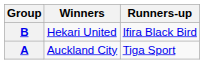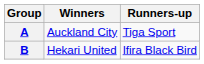rows swapped: (24, 50) <-> (24, 31)
